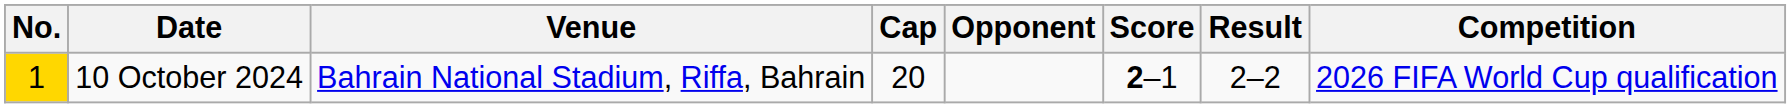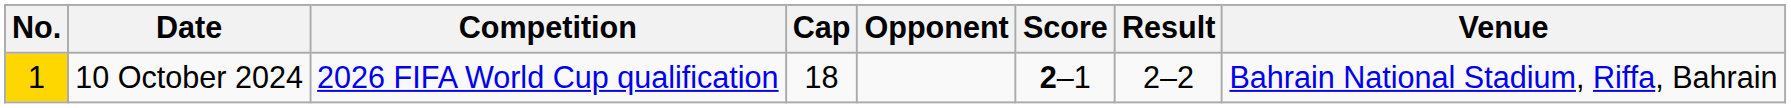columns swapped: (591, 28) <-> (1547, 28)
(908, 77) 20 -> (822, 77) 18
